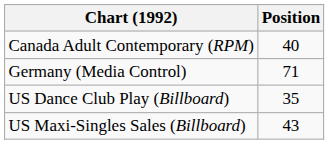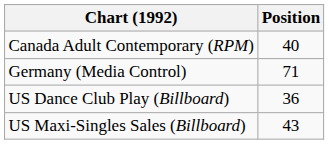(291, 98) 35 -> (291, 98) 36
